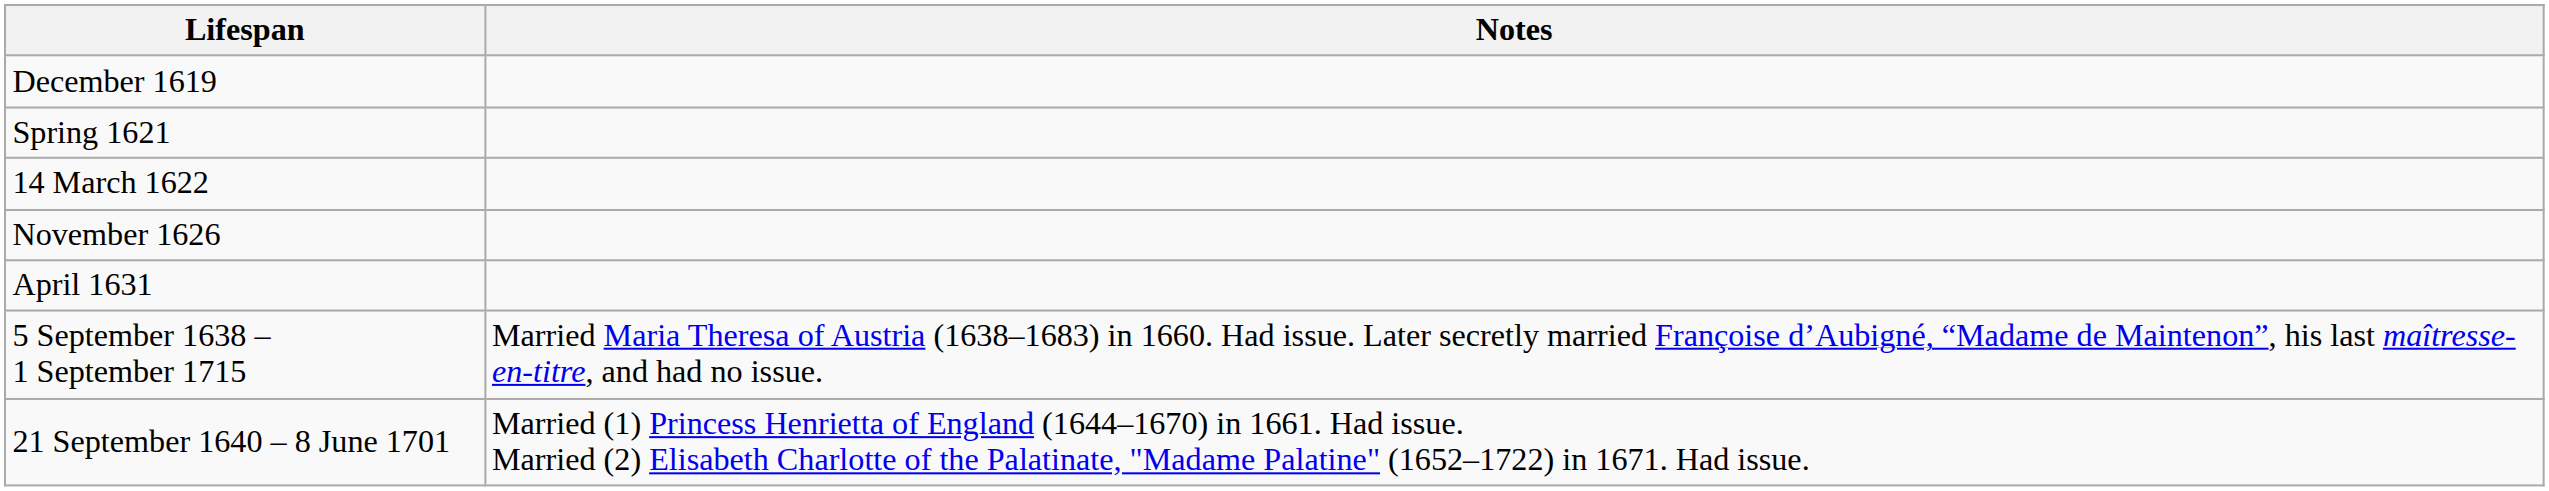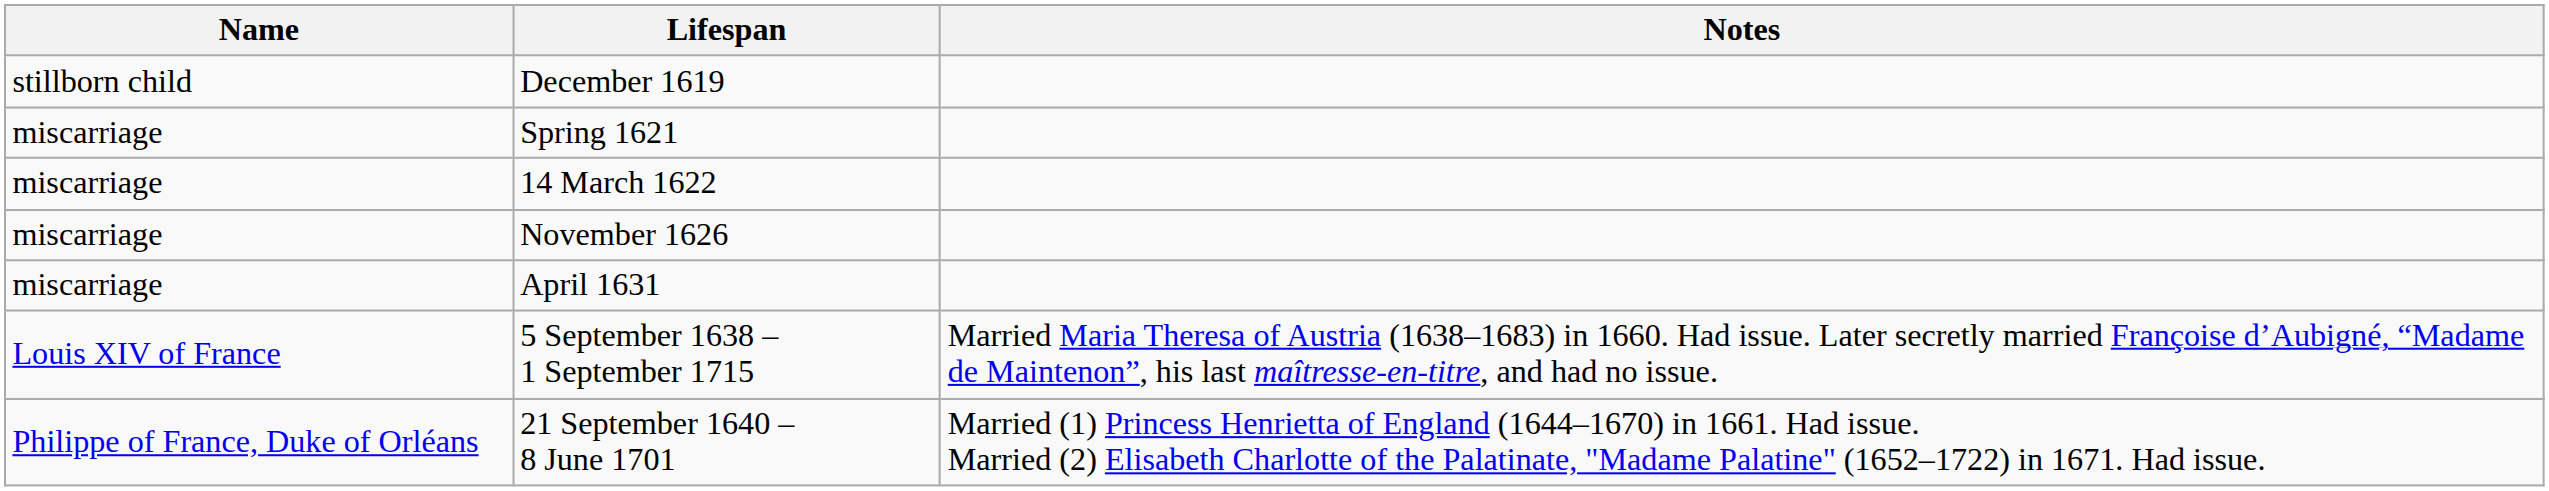+ column: (259, 30)
